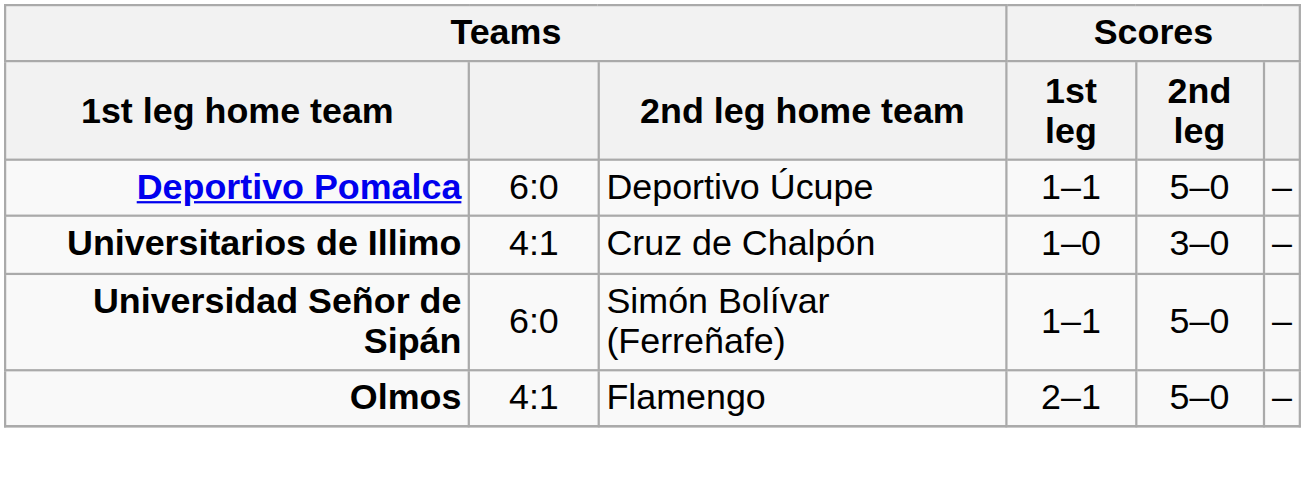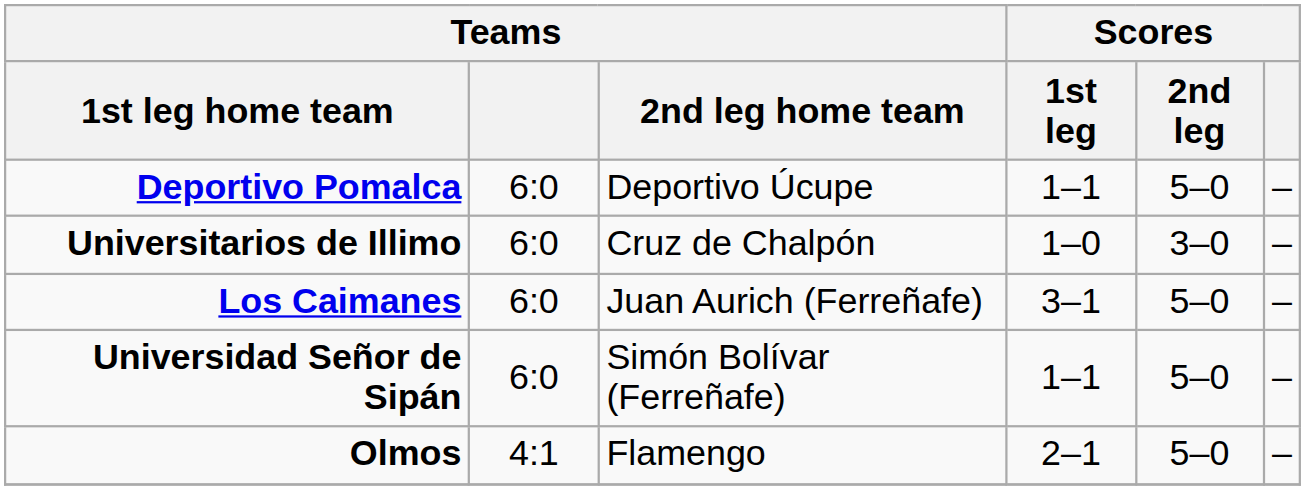(534, 243) 4:1 -> (534, 243) 6:0
+ row: (340, 300)
